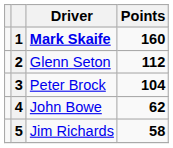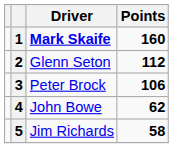(153, 84) 104 -> (153, 84) 106
